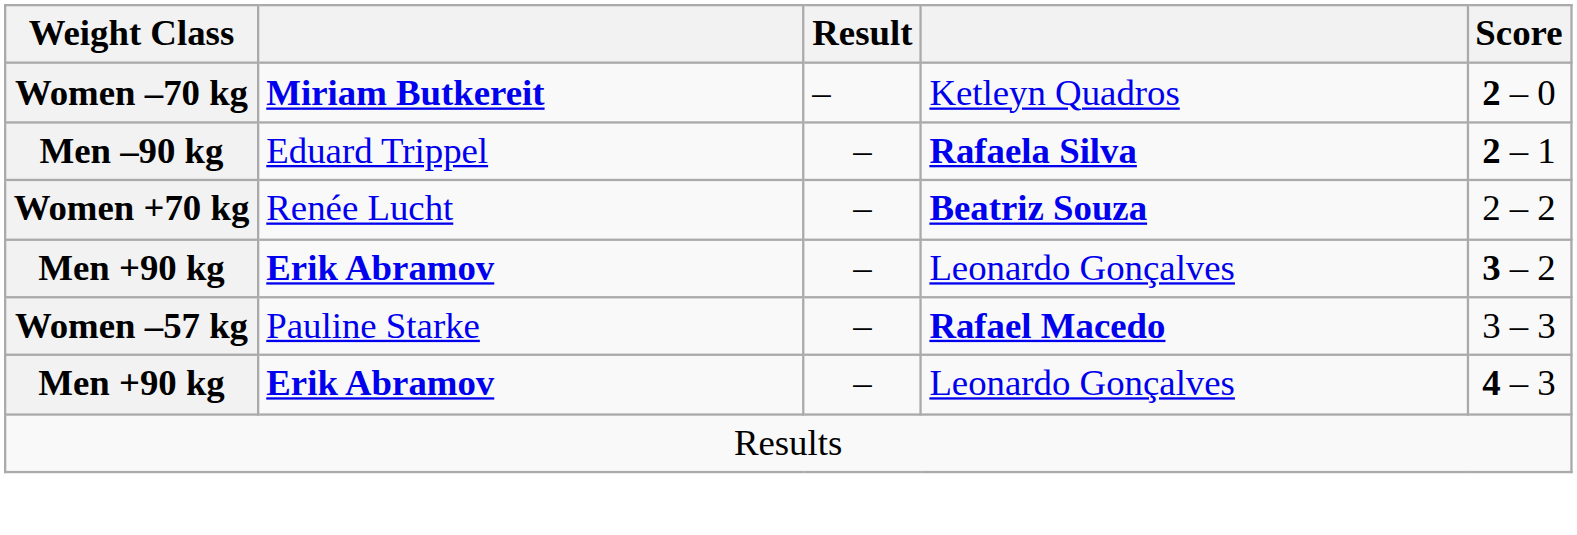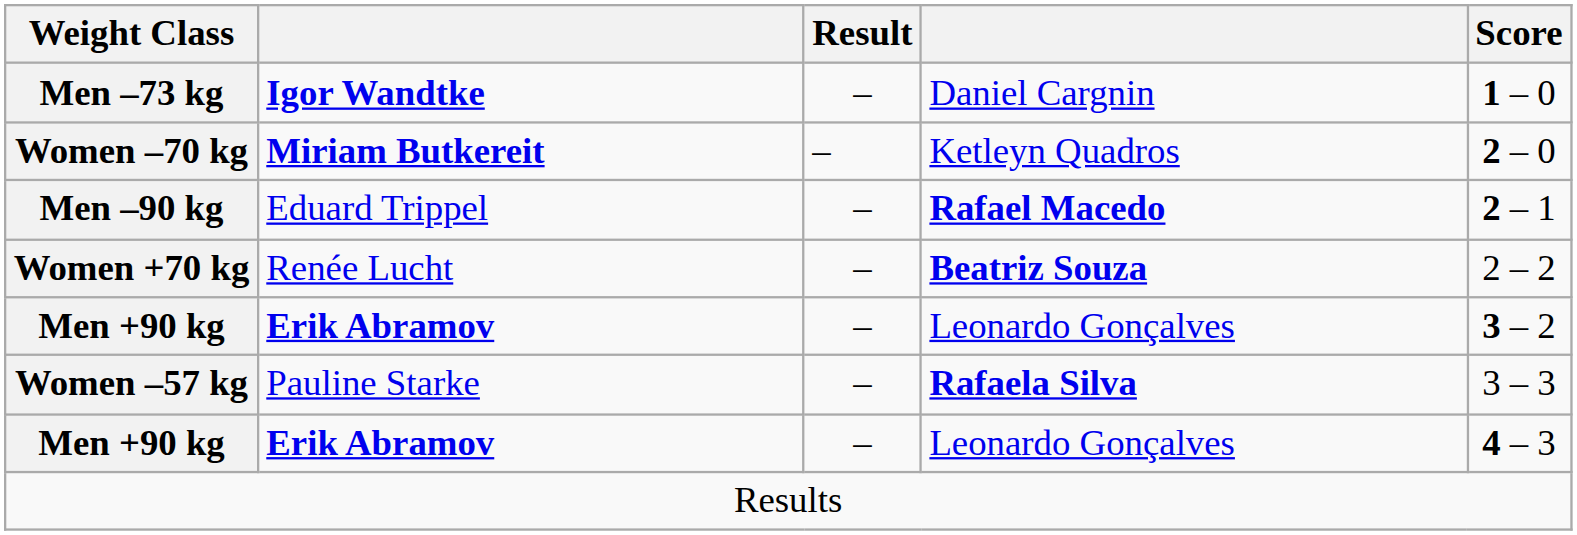+ row: (131, 92)
(1033, 150) Rafaela Silva -> (1047, 208) Rafael Macedo
(1047, 325) Rafael Macedo -> (1033, 383) Rafaela Silva
